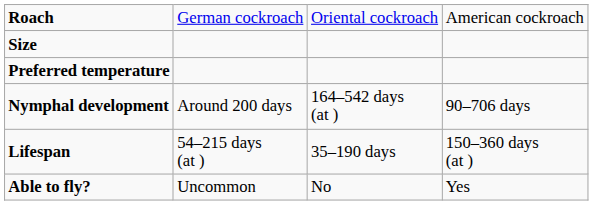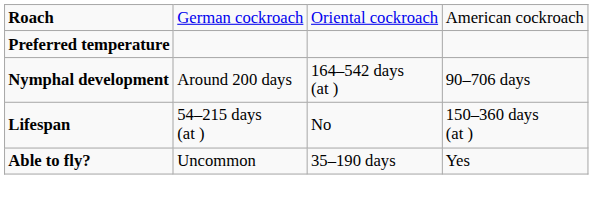- row: (23, 44)
(353, 151) 35–190 days -> (321, 124) No
(321, 187) No -> (353, 160) 35–190 days
